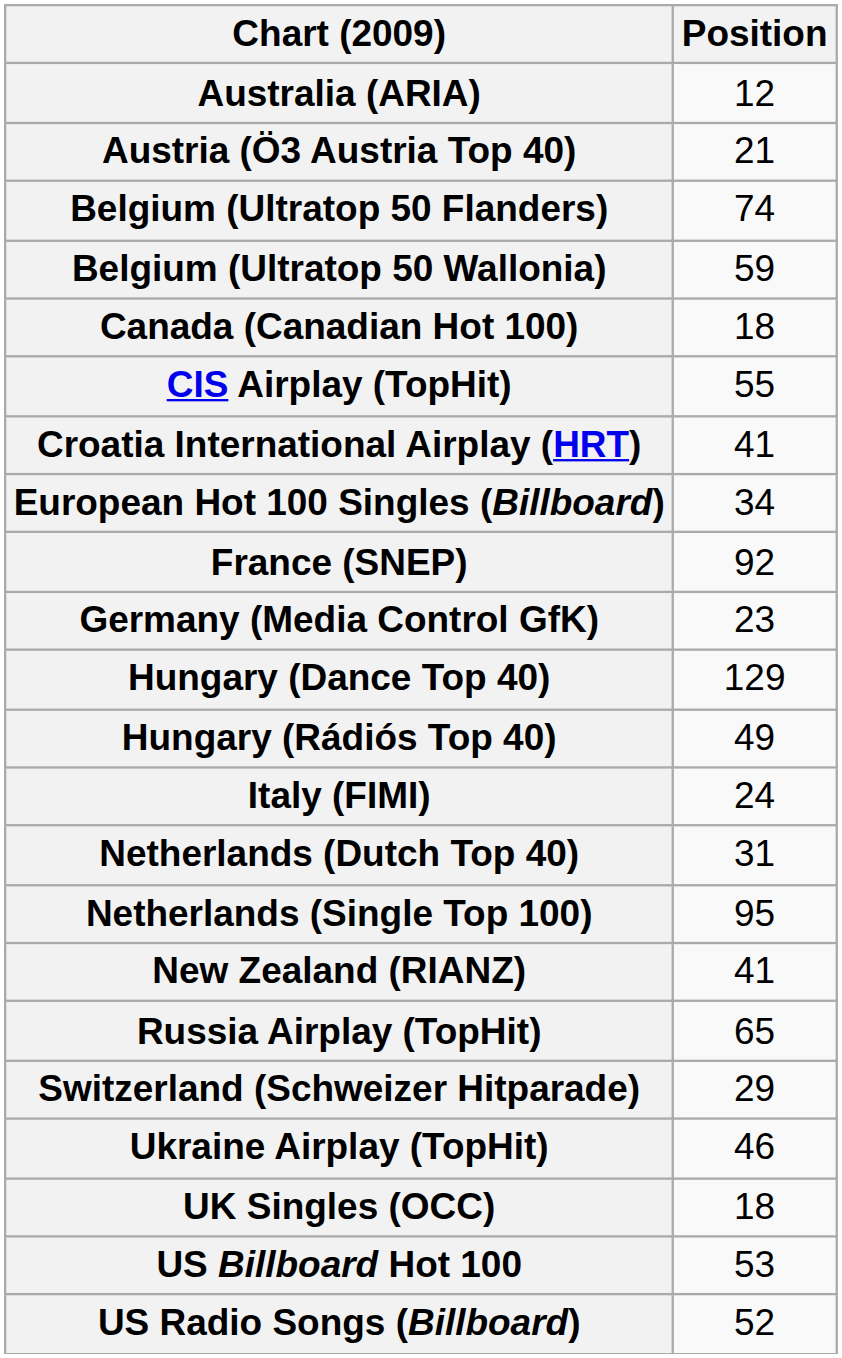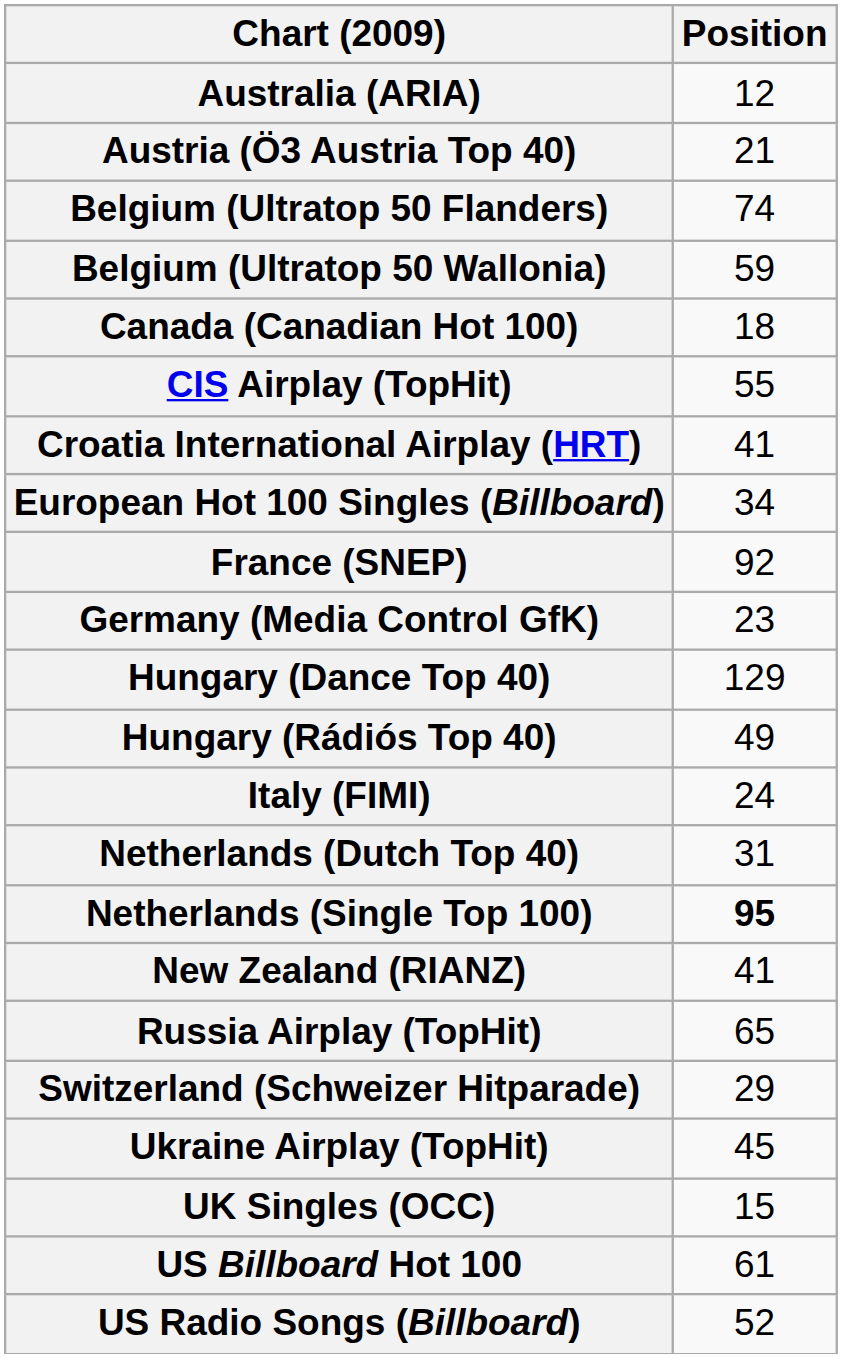(755, 913) normal -> (755, 913) bold
(755, 1147) 46 -> (755, 1147) 45
(755, 1206) 18 -> (755, 1206) 15
(755, 1264) 53 -> (755, 1264) 61
